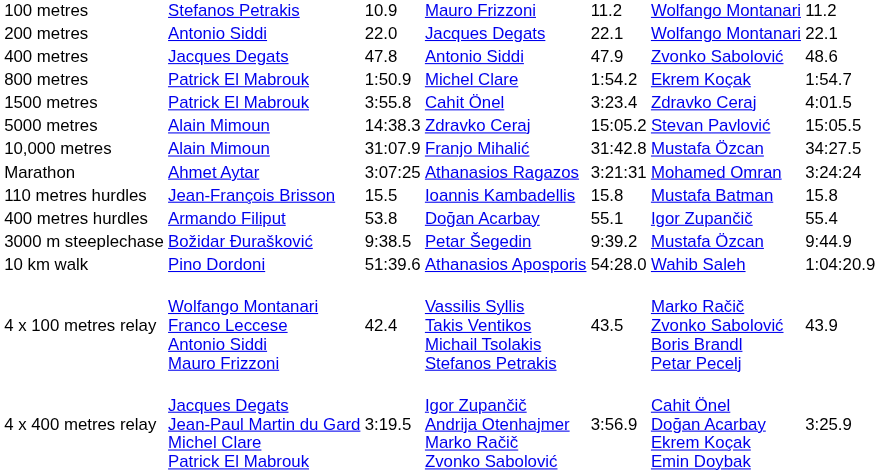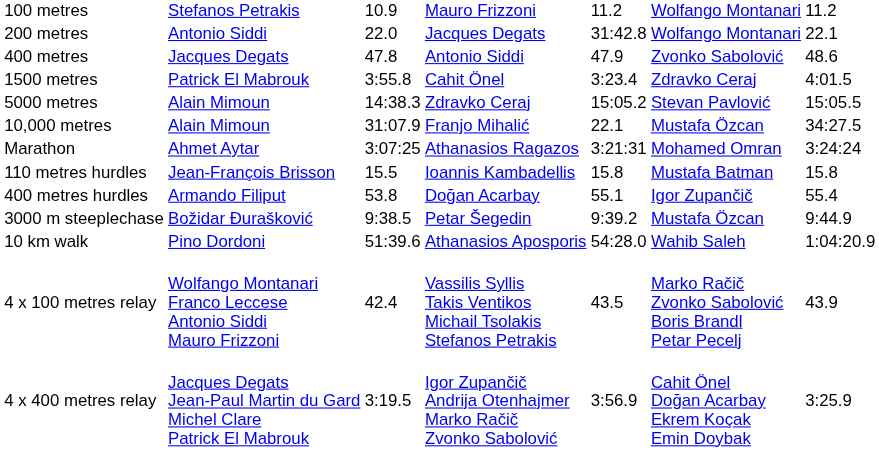(607, 33) 22.1 -> (619, 33) 31:42.8
- row: (46, 79)
(619, 149) 31:42.8 -> (607, 126) 22.1
